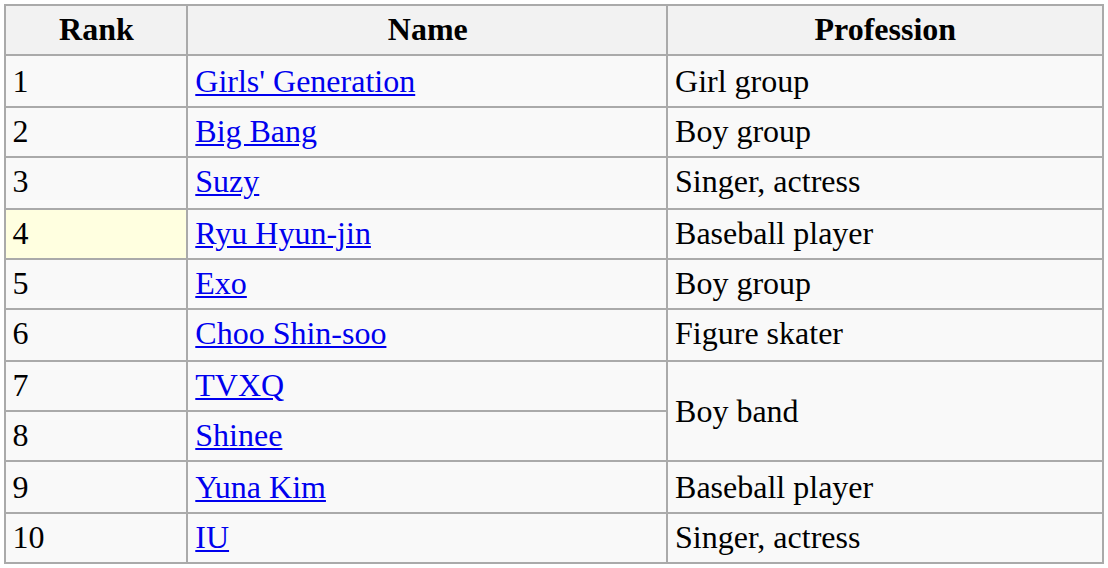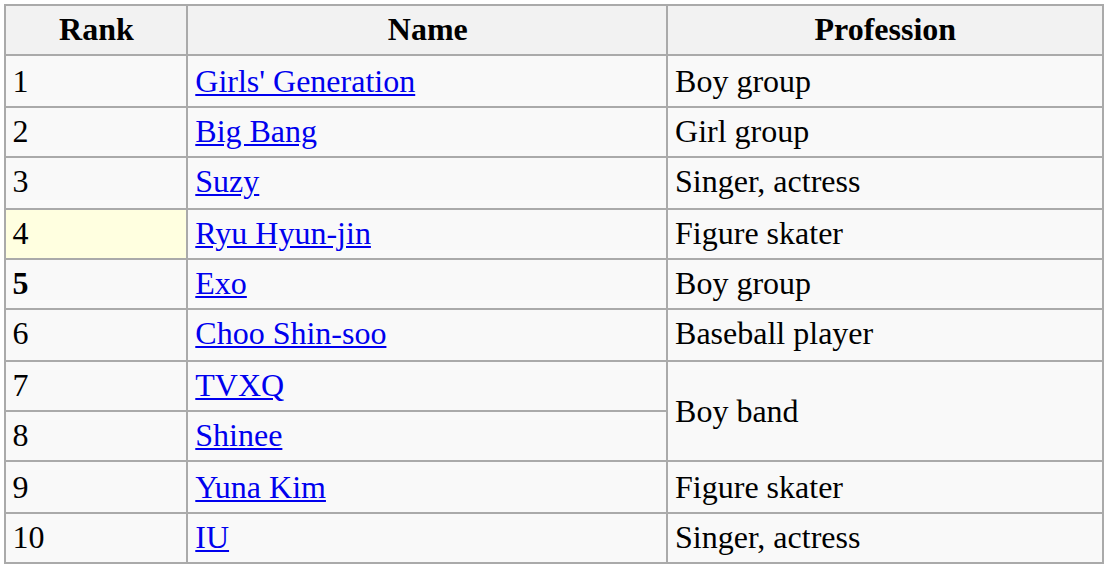(742, 80) Girl group -> (743, 80) Boy group
(743, 131) Boy group -> (742, 131) Girl group
(774, 232) Baseball player -> (759, 232) Figure skater
(20, 283) normal -> (20, 283) bold
(759, 334) Figure skater -> (774, 334) Baseball player
(774, 486) Baseball player -> (759, 486) Figure skater
